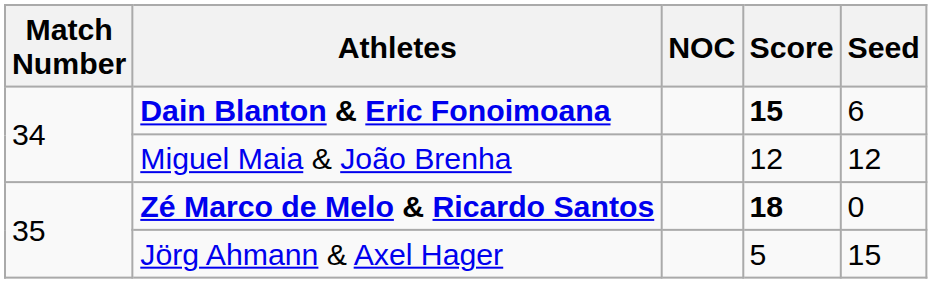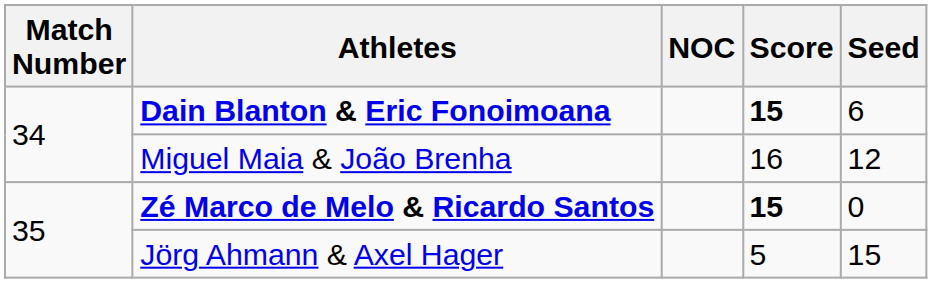(766, 159) 12 -> (766, 159) 16
(766, 207) 18 -> (766, 207) 15
